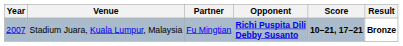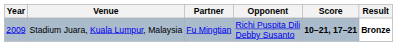(16, 30) 2007 -> (16, 30) 2009
(271, 30) bold -> (268, 30) normal
